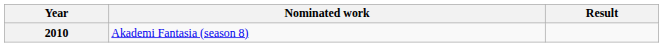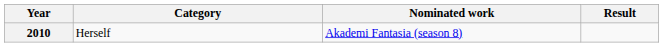+ column: (198, 13)
